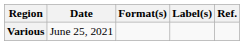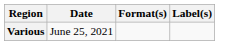- column: (227, 13)
